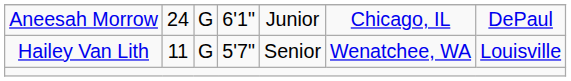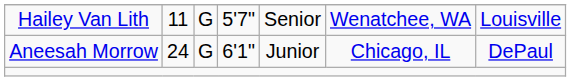rows swapped: (84, 51) <-> (84, 20)
